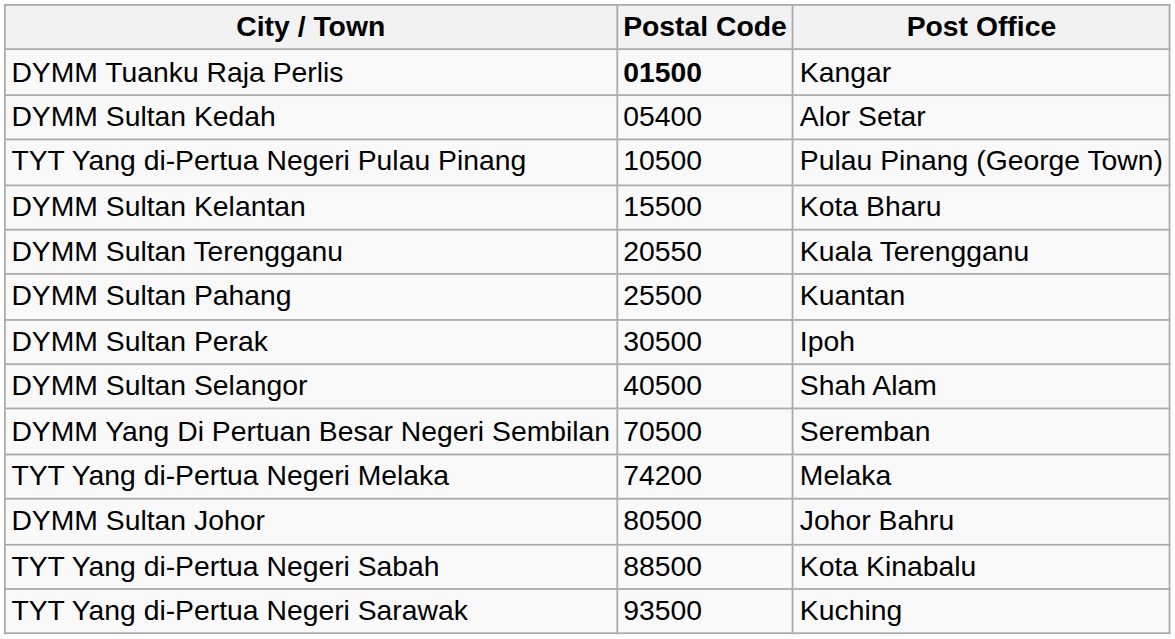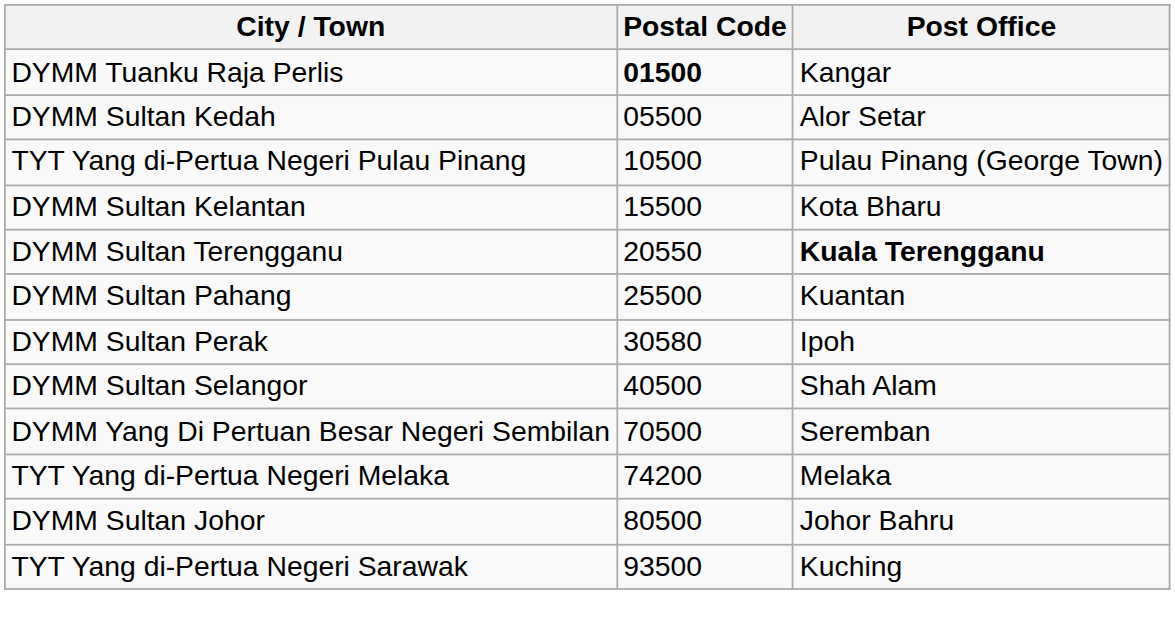(663, 116) 05400 -> (663, 116) 05500
(915, 251) normal -> (922, 251) bold
(663, 341) 30500 -> (663, 341) 30580
- row: (226, 565)
